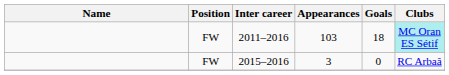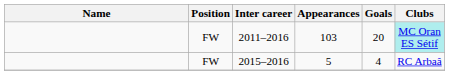(378, 37) 18 -> (378, 37) 20
(328, 61) 3 -> (328, 61) 5
(378, 61) 0 -> (378, 61) 4
